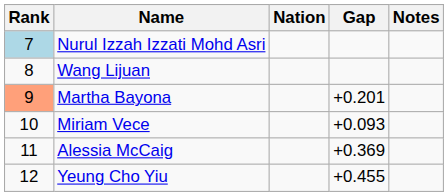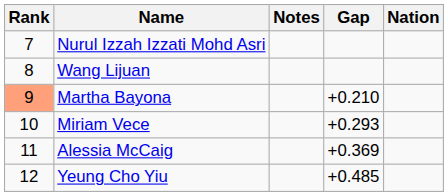columns swapped: (299, 17) <-> (416, 17)
(29, 44) lightblue background -> (29, 44) no background
(359, 97) +0.201 -> (354, 97) +0.210
(359, 124) +0.093 -> (354, 124) +0.293
(359, 177) +0.455 -> (354, 177) +0.485
